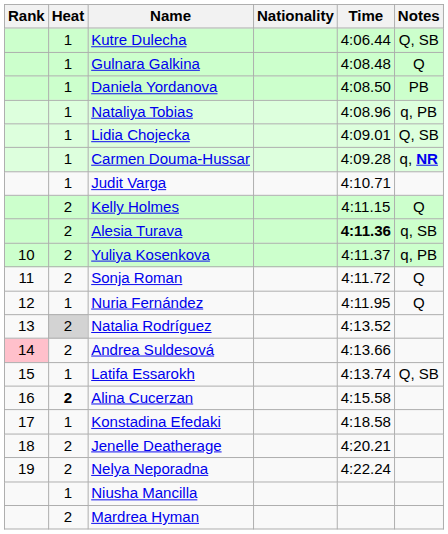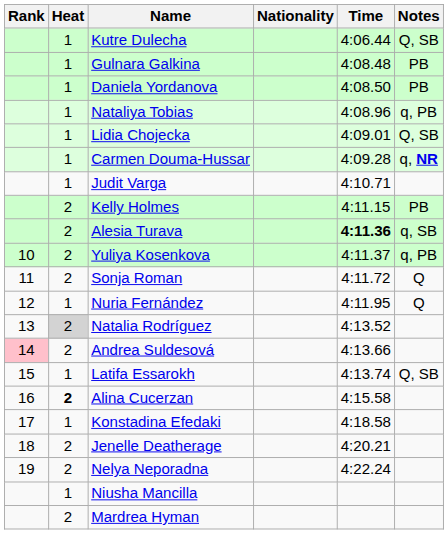(419, 64) Q -> (419, 64) PB
(419, 207) Q -> (419, 207) PB
